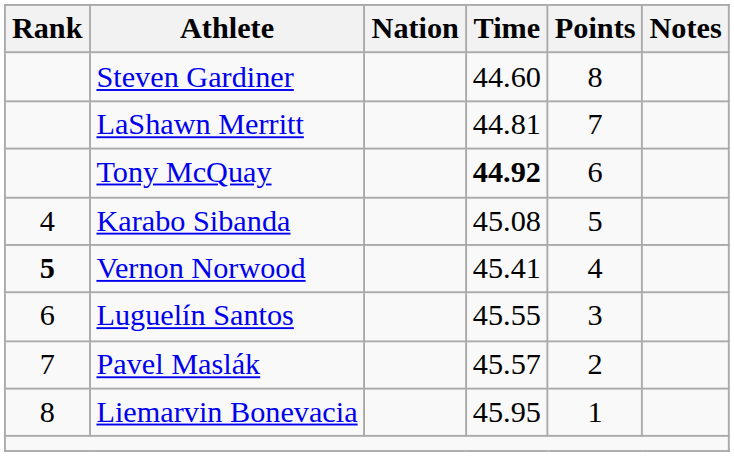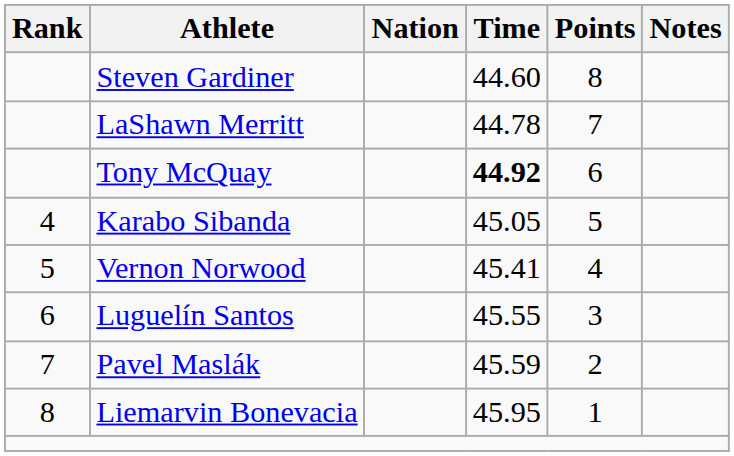(507, 124) 44.81 -> (507, 124) 44.78
(507, 220) 45.08 -> (507, 220) 45.05
(47, 268) bold -> (47, 268) normal
(507, 364) 45.57 -> (507, 364) 45.59
